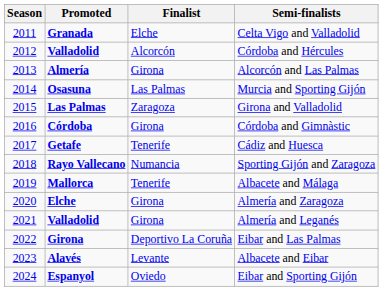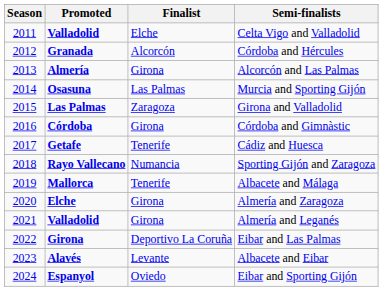(70, 32) Granada -> (73, 32) Valladolid
(73, 51) Valladolid -> (70, 51) Granada
